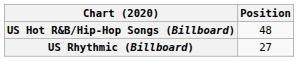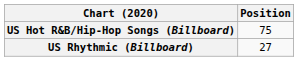(266, 30) 48 -> (266, 30) 75
